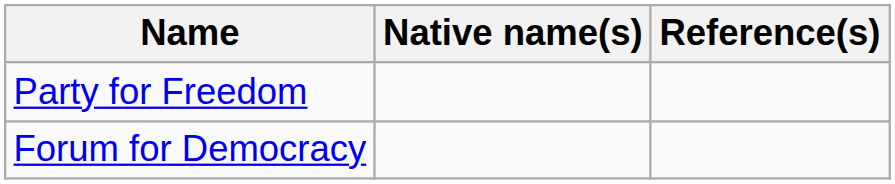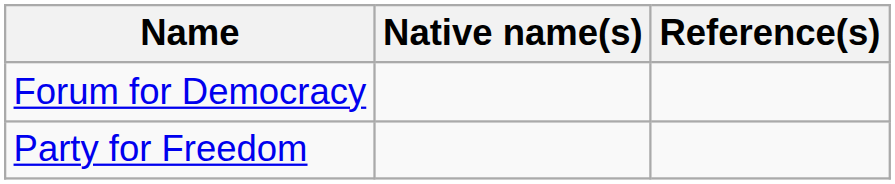rows swapped: (161, 91) <-> (190, 149)
